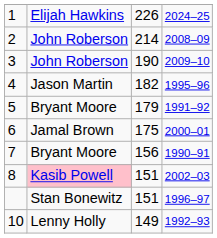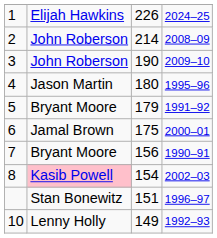(147, 84) 182 -> (147, 84) 180
(147, 175) 151 -> (147, 175) 154
